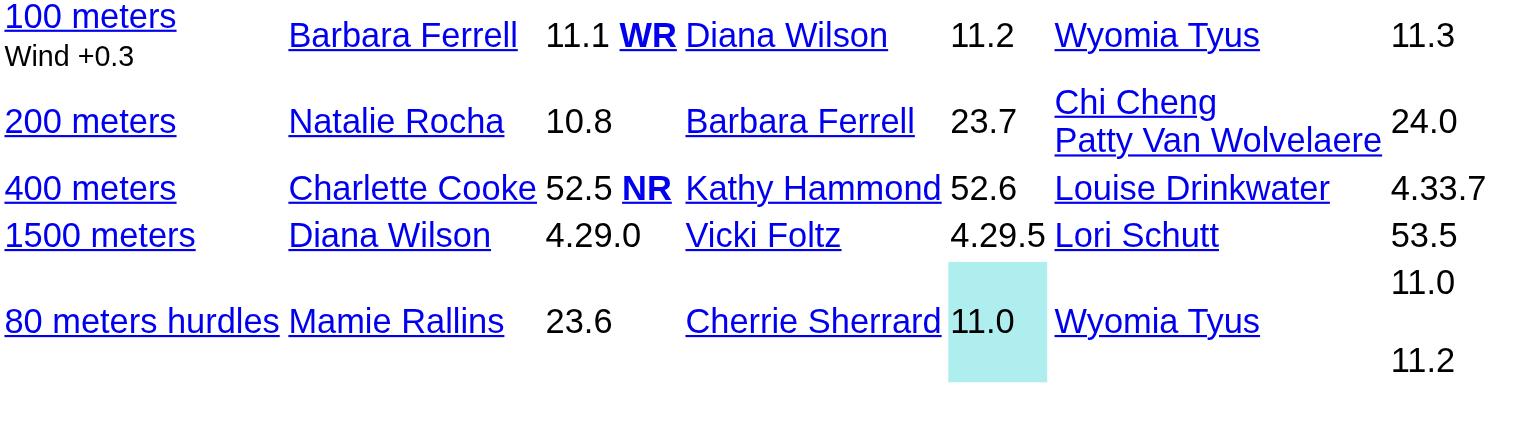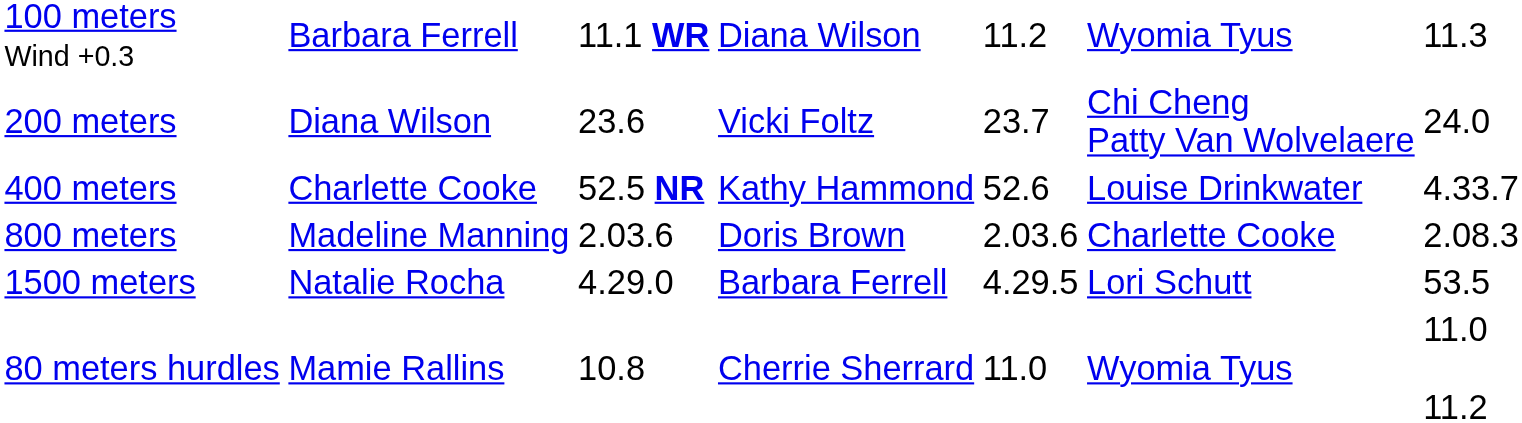(396, 121) Natalie Rocha -> (390, 121) Diana Wilson
(579, 121) 10.8 -> (612, 121) 23.6
(800, 121) Barbara Ferrell -> (796, 121) Vicki Foltz
+ row: (91, 235)
(390, 235) Diana Wilson -> (396, 282) Natalie Rocha
(764, 235) Vicki Foltz -> (833, 282) Barbara Ferrell
(579, 321) 23.6 -> (612, 368) 10.8
(982, 321) paleturquoise background -> (1015, 368) no background
